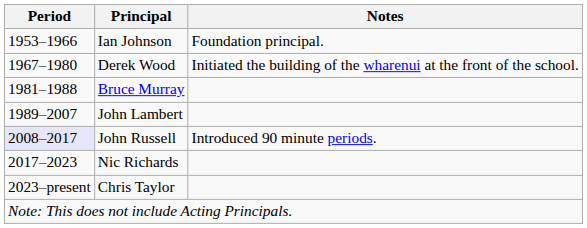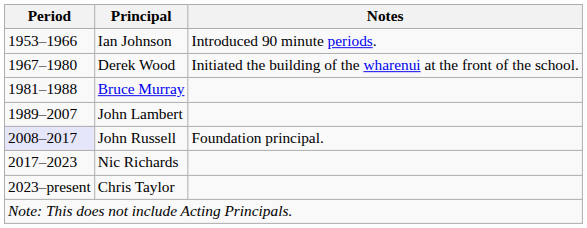(258, 41) Foundation principal. -> (284, 41) Introduced 90 minute periods.
(284, 138) Introduced 90 minute periods. -> (258, 138) Foundation principal.
